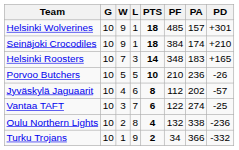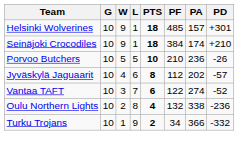- row: (45, 59)
(220, 106) -25 -> (220, 91) -52
